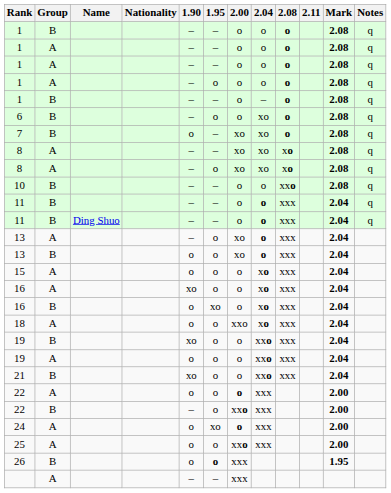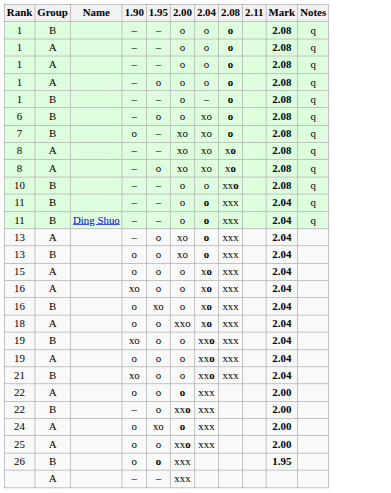- column: (151, 13)
